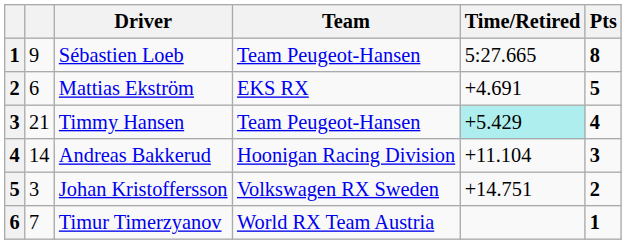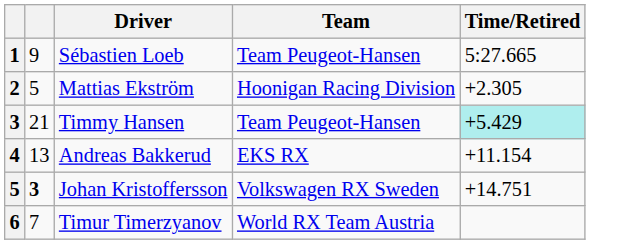- column: (603, 21)
(34, 88) 6 -> (34, 88) 5
(273, 88) EKS RX -> (346, 88) Hoonigan Racing Division
(493, 88) +4.691 -> (493, 88) +2.305
(39, 155) 14 -> (39, 155) 13
(346, 155) Hoonigan Racing Division -> (273, 155) EKS RX
(498, 155) +11.104 -> (498, 155) +11.154
(34, 189) normal -> (34, 189) bold
